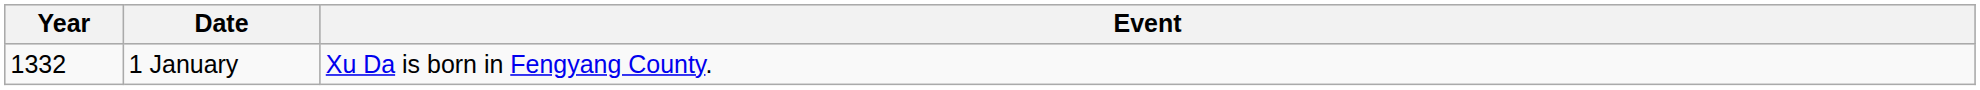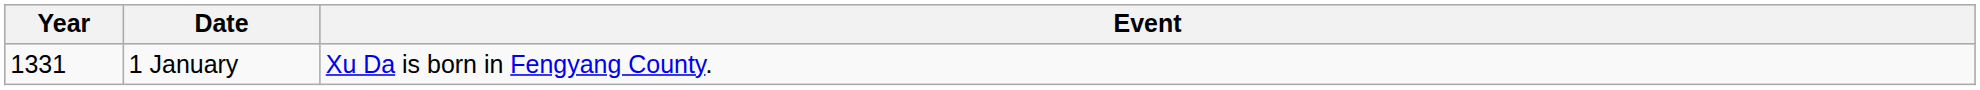(38, 63) 1332 -> (38, 63) 1331
